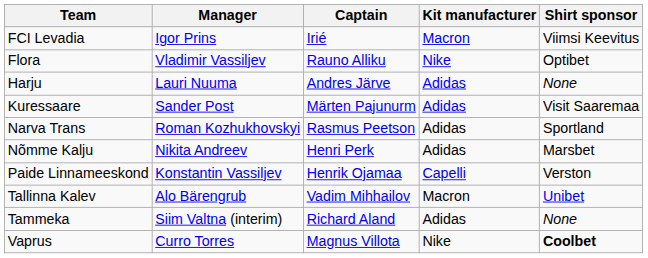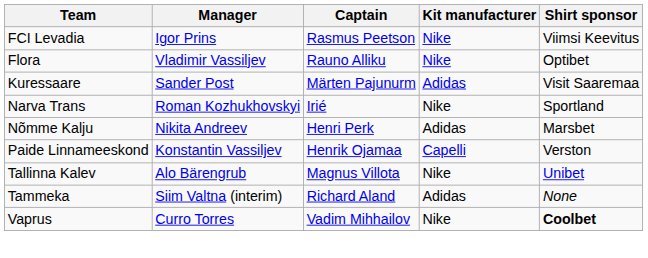(317, 38) Irié -> (361, 38) Rasmus Peetson
(446, 38) Macron -> (437, 38) Nike
- row: (25, 83)
(361, 128) Rasmus Peetson -> (317, 106) Irié
(444, 128) Adidas -> (437, 106) Nike
(358, 196) Vadim Mihhailov -> (353, 173) Magnus Villota
(446, 196) Macron -> (437, 173) Nike
(353, 241) Magnus Villota -> (358, 219) Vadim Mihhailov
